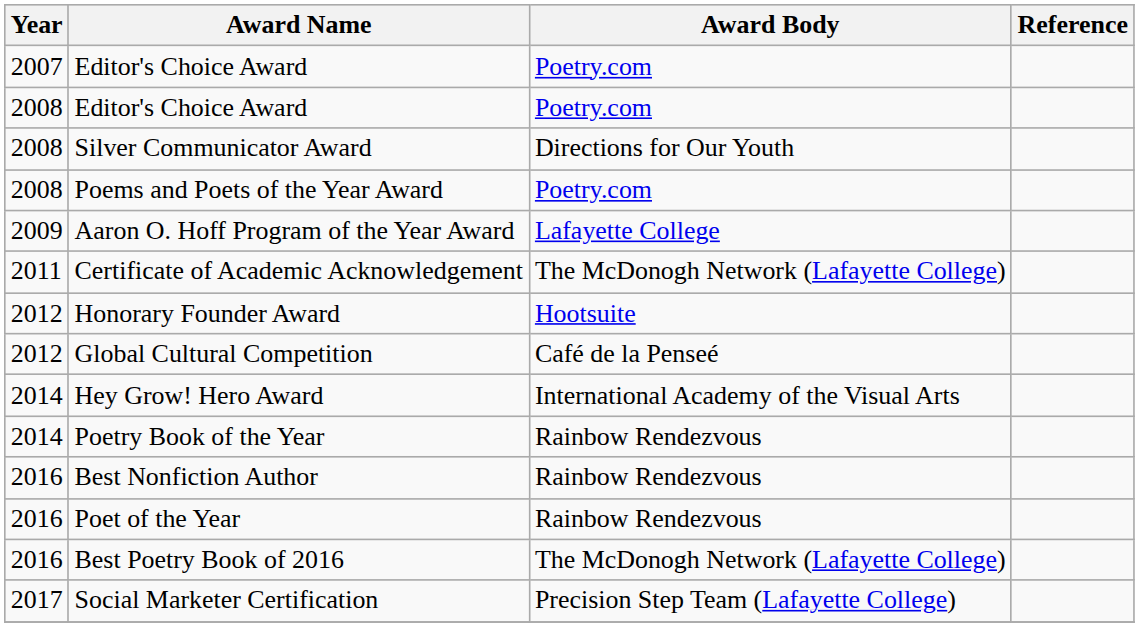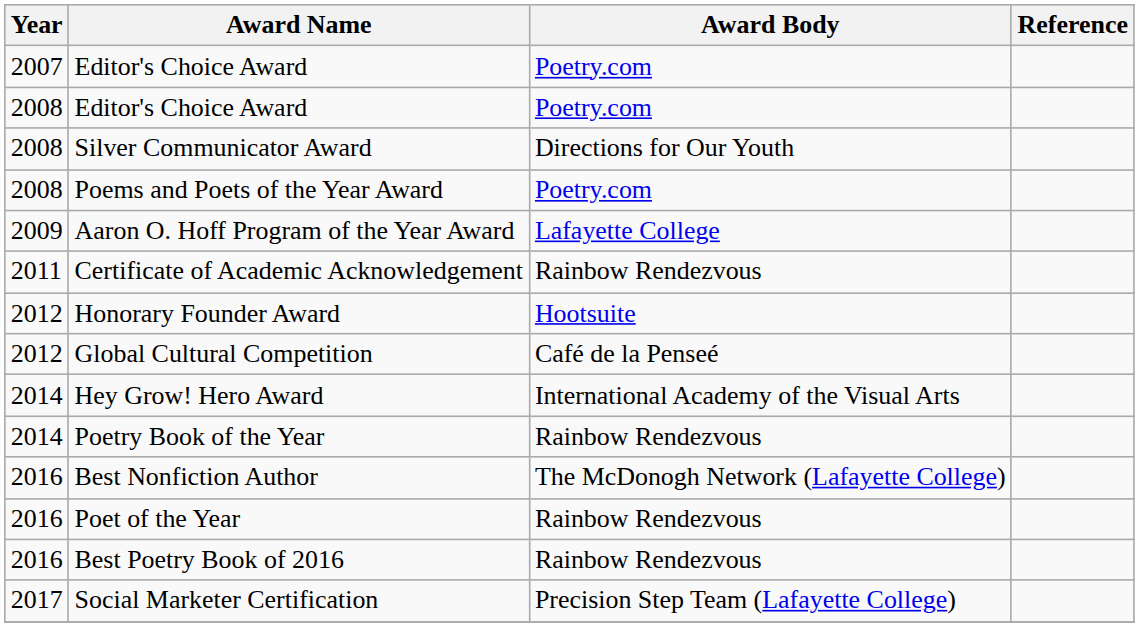(770, 271) The McDonogh Network (Lafayette College) -> (648, 271) Rainbow Rendezvous
(648, 477) Rainbow Rendezvous -> (770, 477) The McDonogh Network (Lafayette College)
(770, 559) The McDonogh Network (Lafayette College) -> (648, 559) Rainbow Rendezvous
